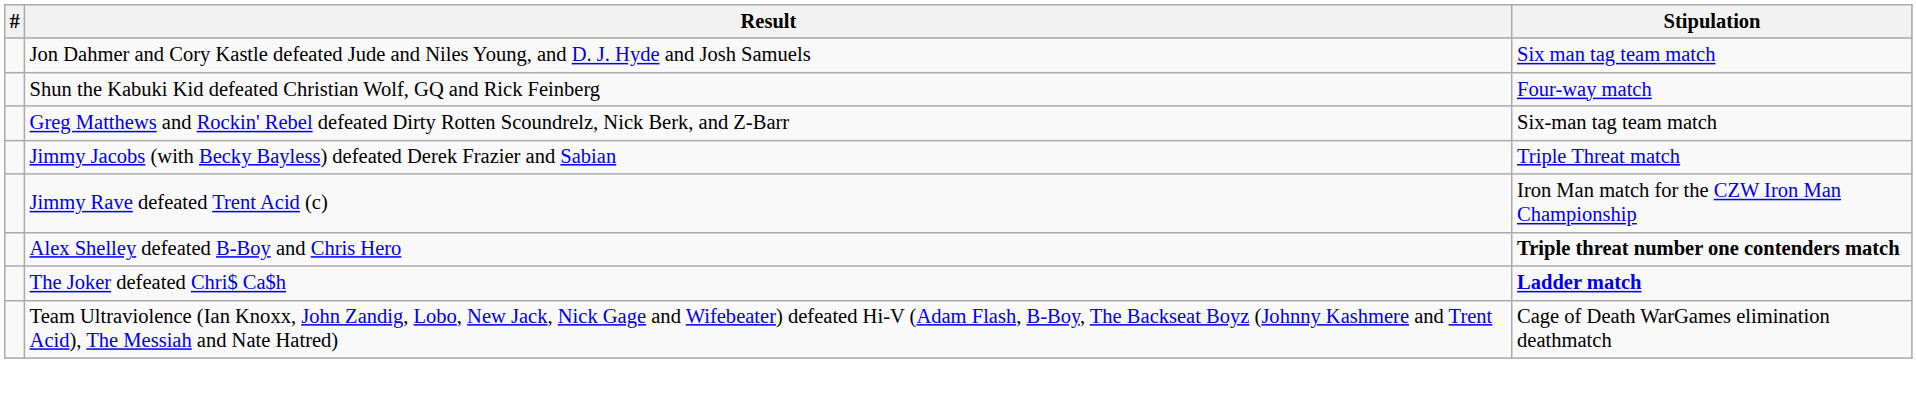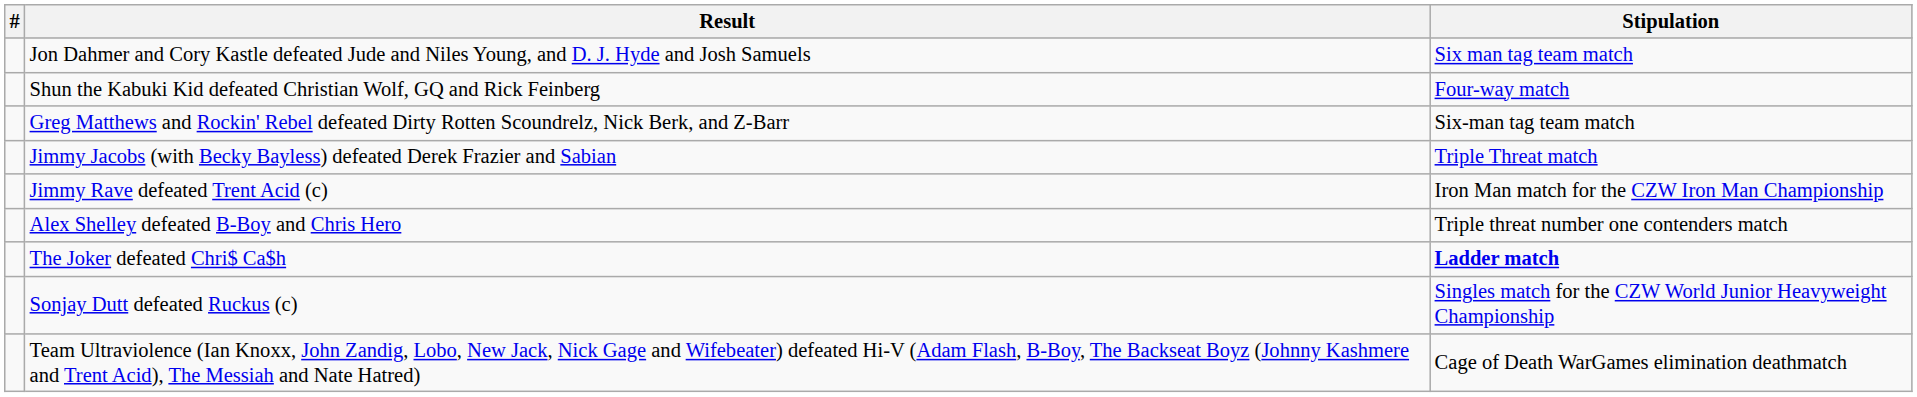(1708, 248) bold -> (1611, 224) normal
+ row: (164, 304)
